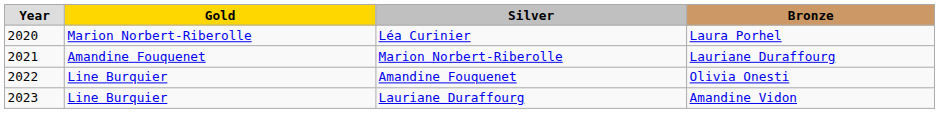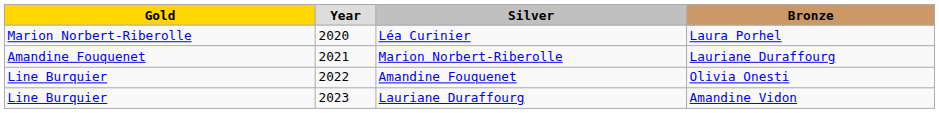columns swapped: (35, 15) <-> (220, 15)
